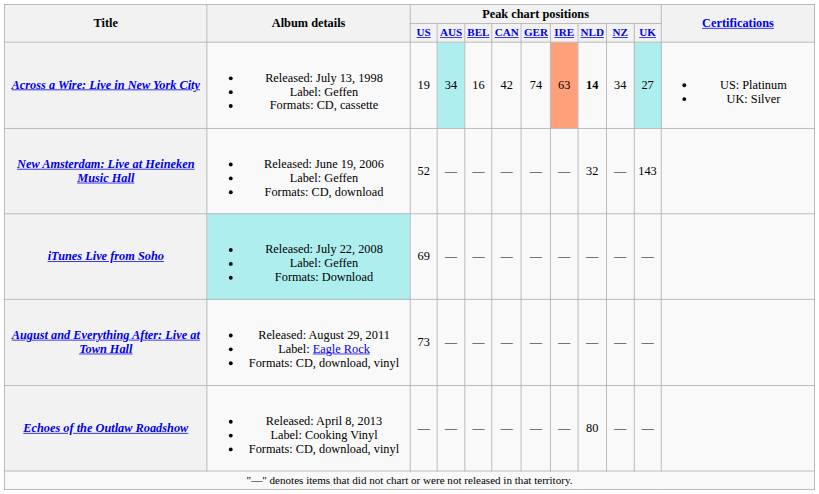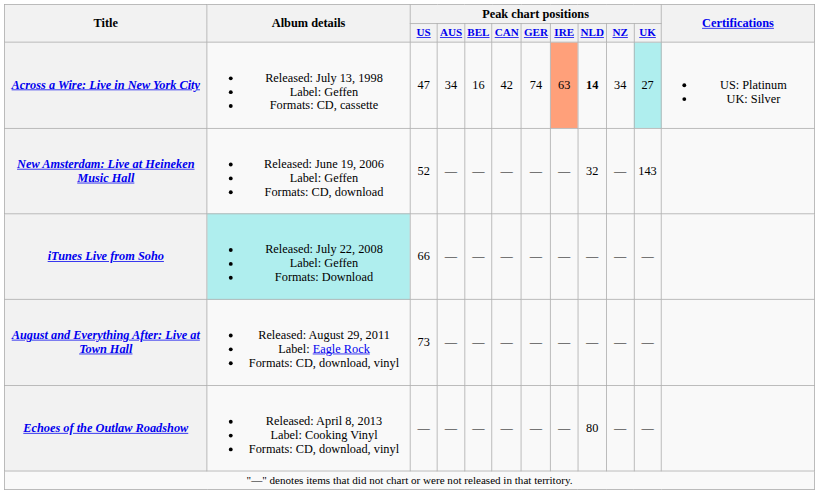(424, 85) 19 -> (424, 85) 47
(451, 85) paleturquoise background -> (451, 85) no background
(424, 256) 69 -> (424, 256) 66
